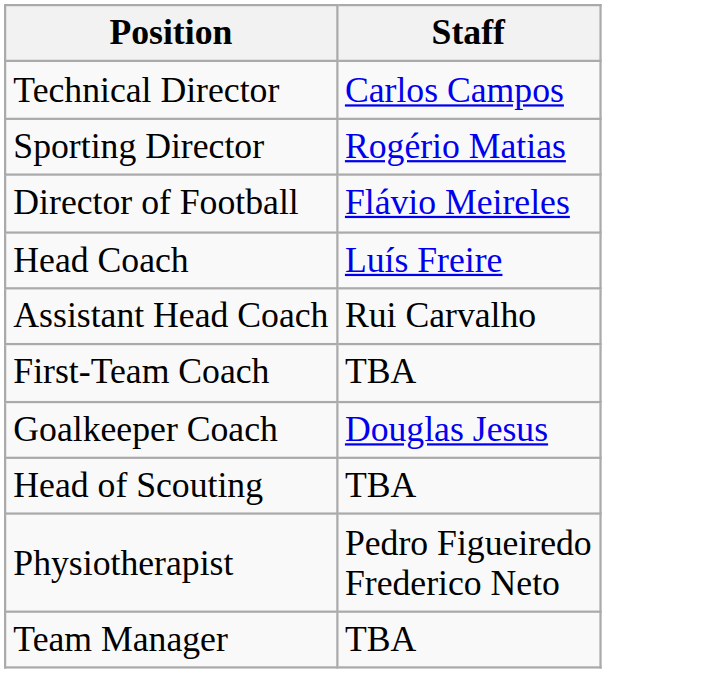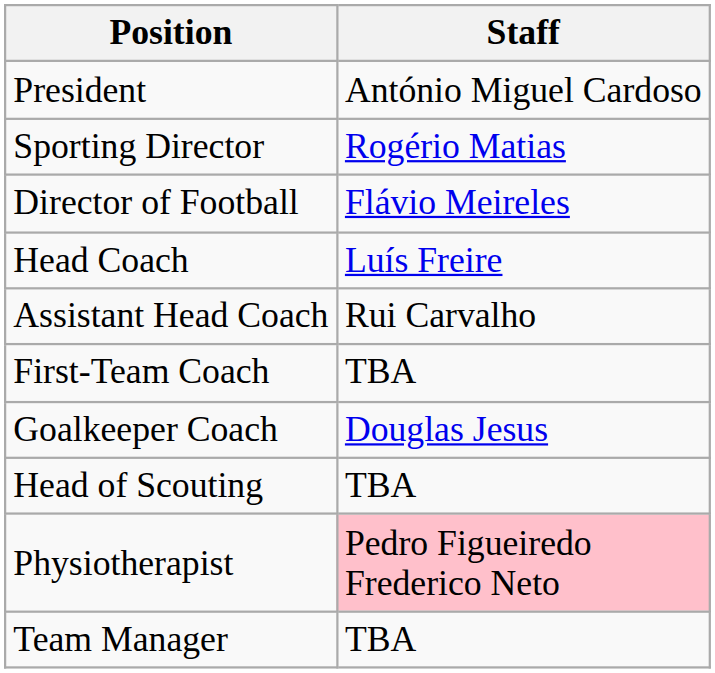+ row: (80, 89)
- row: (146, 89)
(468, 562) no background -> (468, 562) pink background
